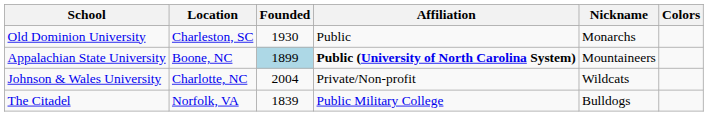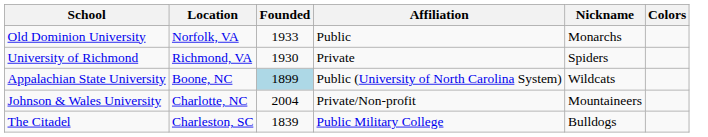(213, 36) Charleston, SC -> (205, 36) Norfolk, VA
(285, 36) 1930 -> (285, 36) 1933
+ row: (73, 57)
(446, 57) bold -> (439, 79) normal
(619, 57) Mountaineers -> (592, 79) Wildcats
(606, 79) Wildcats -> (605, 100) Mountaineers
(205, 100) Norfolk, VA -> (213, 121) Charleston, SC
